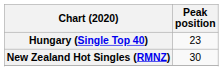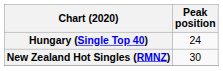(195, 40) 23 -> (195, 40) 24
